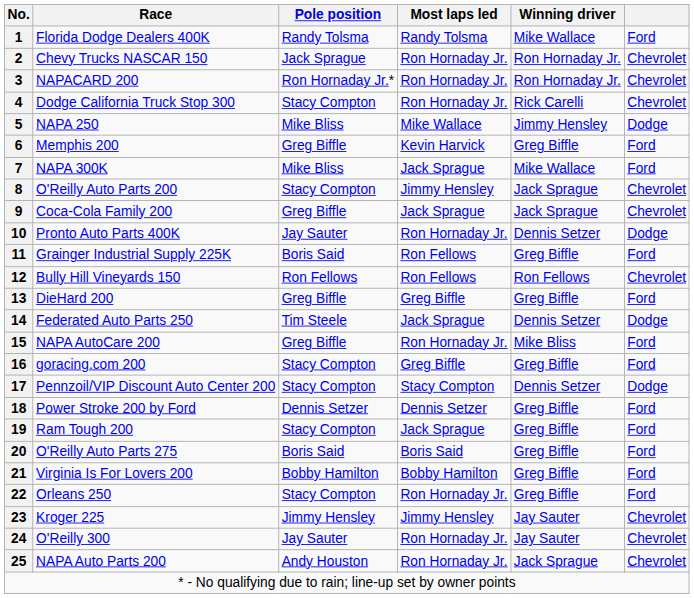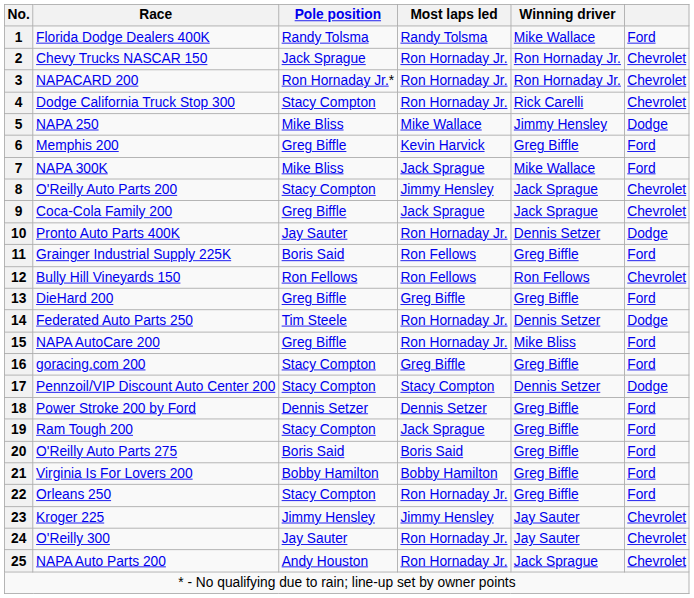(442, 320) Jack Sprague -> (454, 320) Ron Hornaday Jr.
